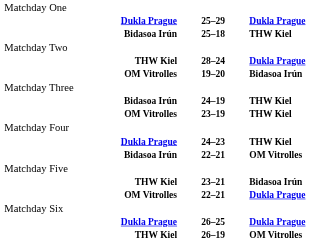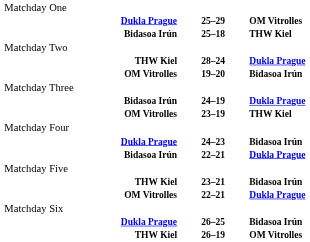(277, 20) Dukla Prague -> (276, 20) OM Vitrolles
(270, 101) THW Kiel -> (277, 101) Dukla Prague
(270, 141) THW Kiel -> (276, 141) Bidasoa Irún
(276, 154) OM Vitrolles -> (277, 154) Dukla Prague
(277, 222) Dukla Prague -> (276, 222) Bidasoa Irún
